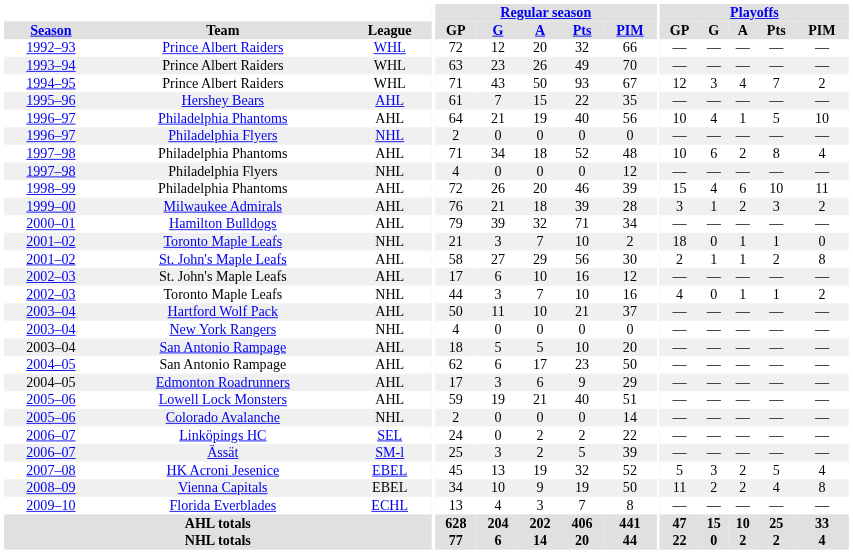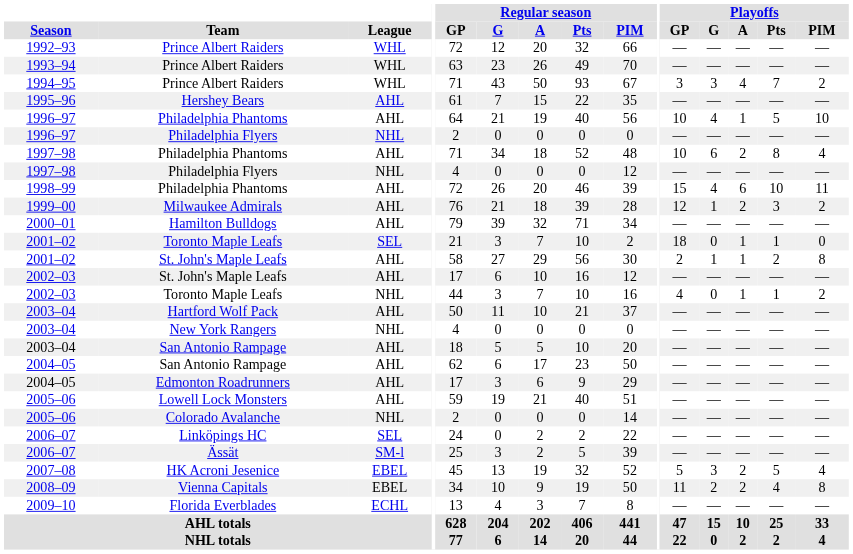(680, 83) 12 -> (680, 83) 3
(680, 206) 3 -> (680, 206) 12
(390, 241) NHL -> (390, 241) SEL
